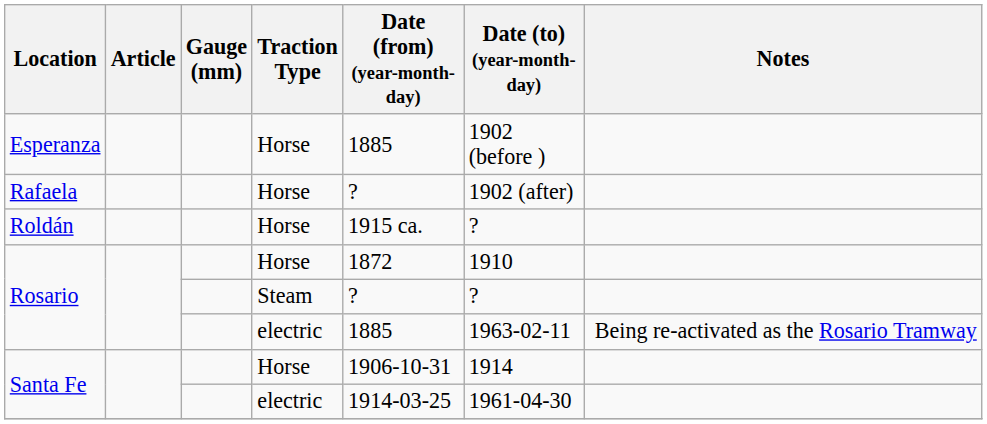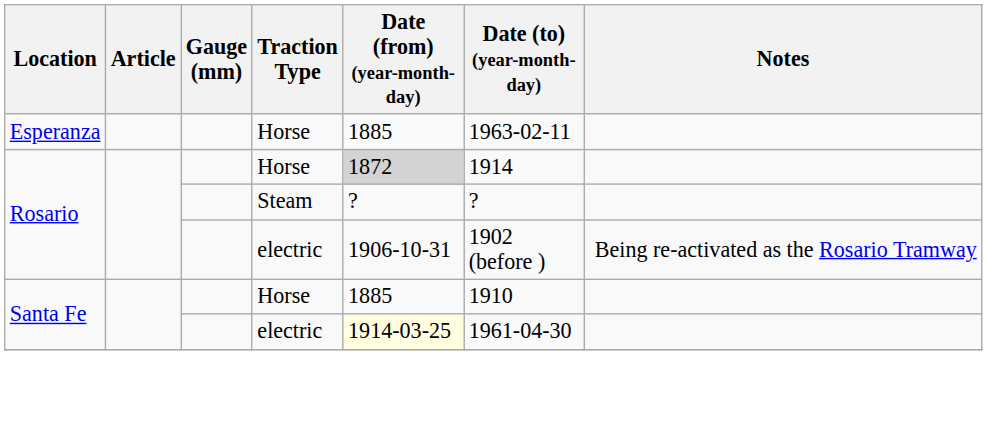(507, 143) 1902 (before ) -> (520, 131) 1963-02-11
- row: (43, 191)
- row: (42, 226)
(370, 261) no background -> (370, 166) lightgrey background
(491, 261) 1910 -> (491, 166) 1914
(370, 331) 1885 -> (400, 249) 1906-10-31
(520, 331) 1963-02-11 -> (507, 249) 1902 (before )
(400, 366) 1906-10-31 -> (370, 296) 1885
(491, 366) 1914 -> (491, 296) 1910
(400, 401) no background -> (400, 331) lightyellow background
